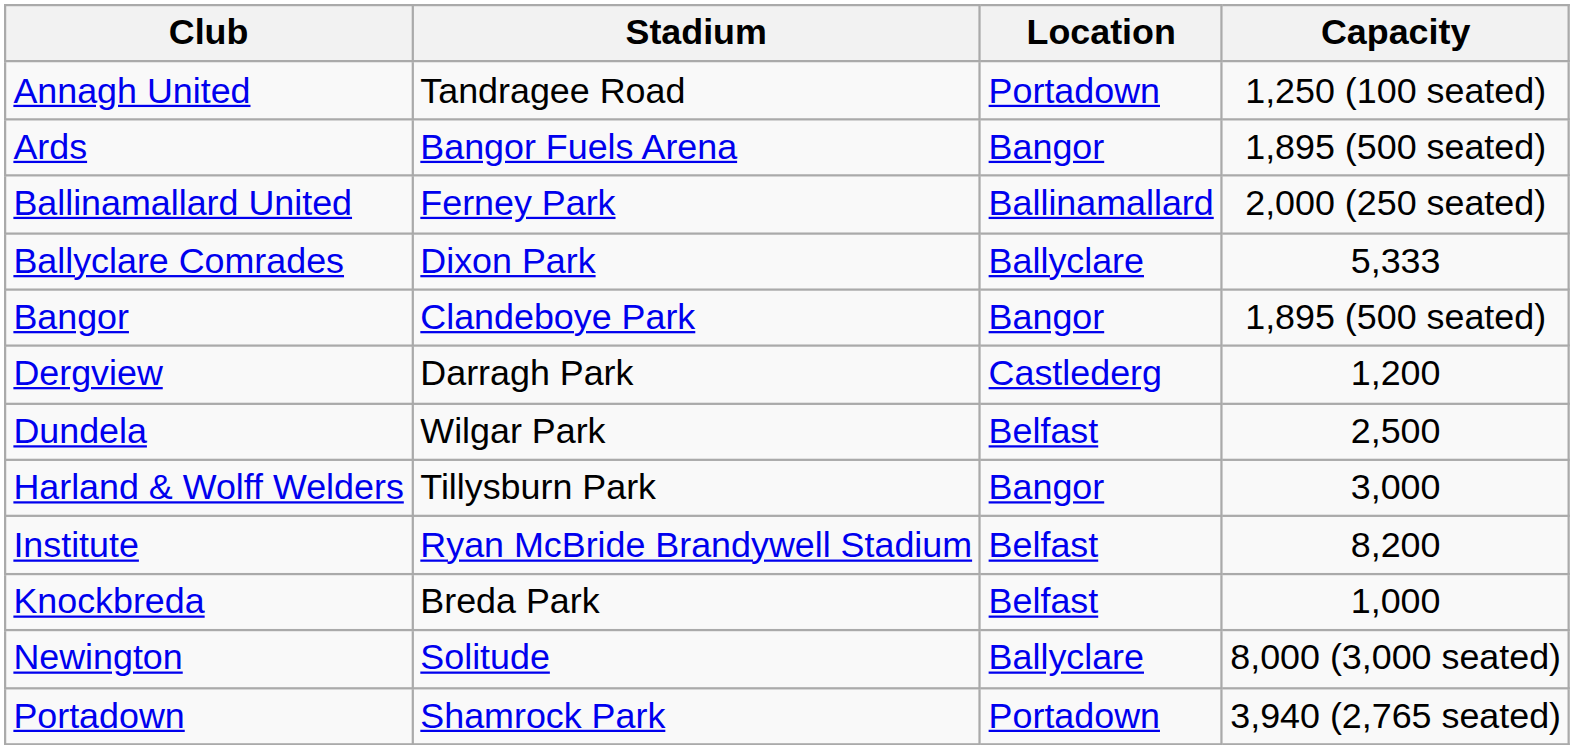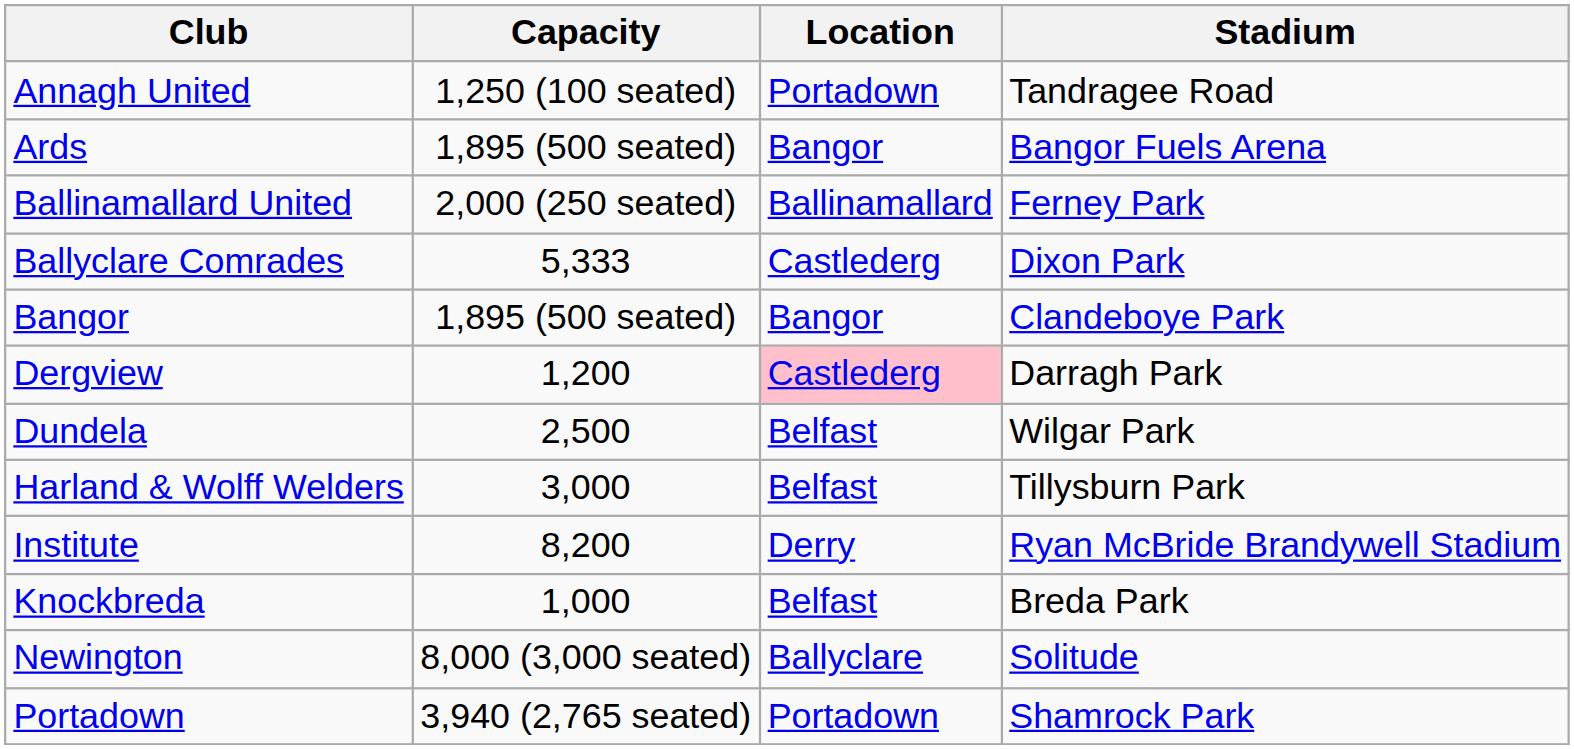columns swapped: (696, 32) <-> (1396, 32)
(1066, 260) Ballyclare -> (854, 260) Castlederg
(1075, 373) no background -> (854, 373) pink background
(1046, 487) Bangor -> (822, 487) Belfast
(1043, 544) Belfast -> (811, 544) Derry
